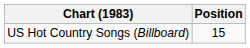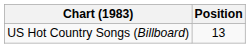(219, 33) 15 -> (219, 33) 13
